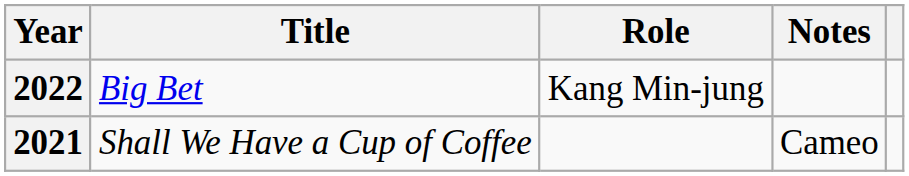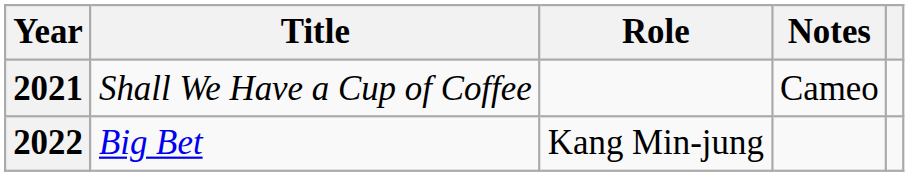rows swapped: (48, 142) <-> (48, 87)
